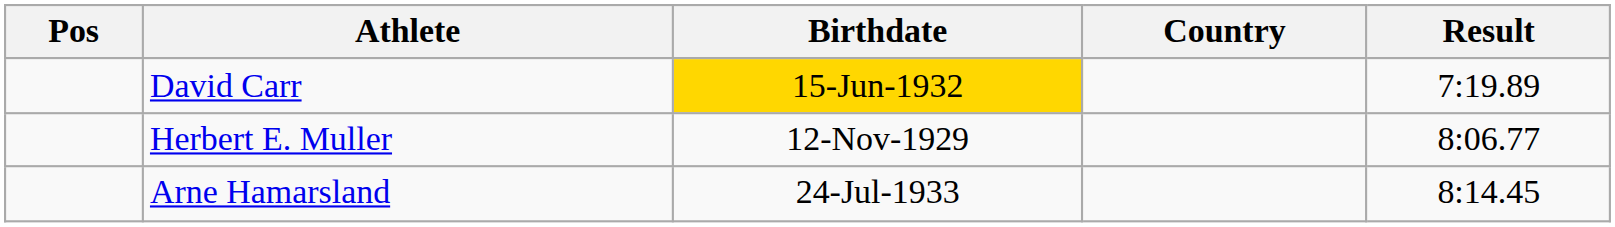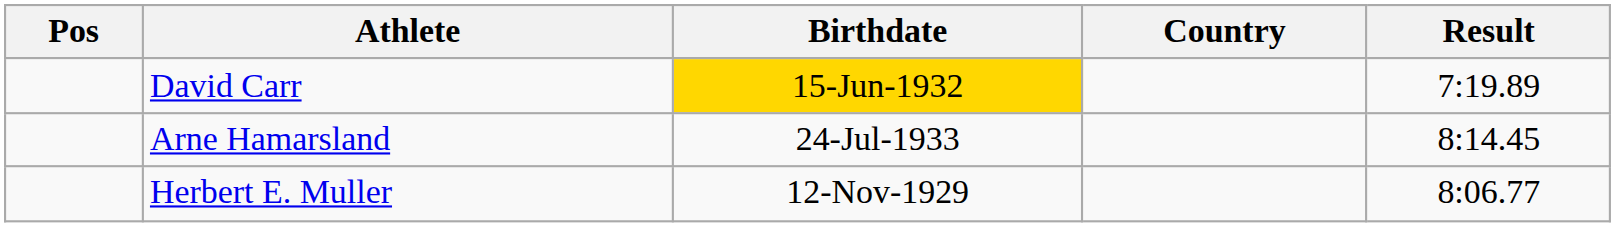rows swapped: (271, 138) <-> (270, 192)
